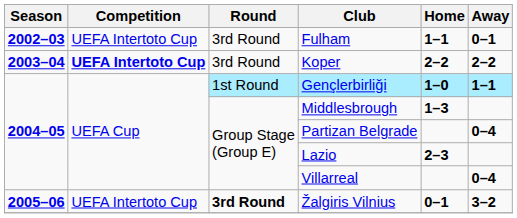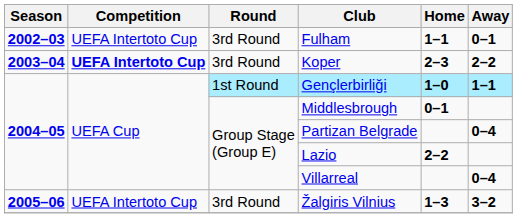(436, 62) 2–2 -> (436, 62) 2–3
(436, 109) 1–3 -> (436, 109) 0–1
(436, 155) 2–3 -> (436, 155) 2–2
(249, 201) bold -> (246, 201) normal
(436, 201) 0–1 -> (436, 201) 1–3
